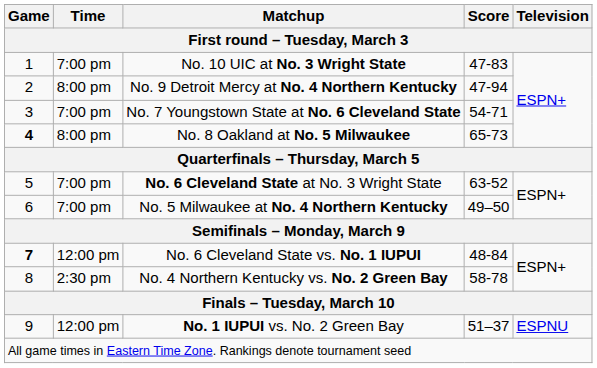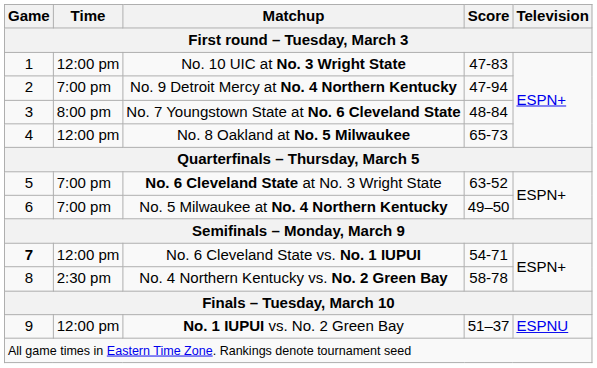(84, 64) 7:00 pm -> (88, 64) 12:00 pm
(84, 87) 8:00 pm -> (84, 87) 7:00 pm
(84, 111) 7:00 pm -> (84, 111) 8:00 pm
(489, 111) 54-71 -> (489, 111) 48-84
(29, 135) bold -> (29, 135) normal
(84, 135) 8:00 pm -> (88, 135) 12:00 pm
(489, 254) 48-84 -> (489, 254) 54-71
